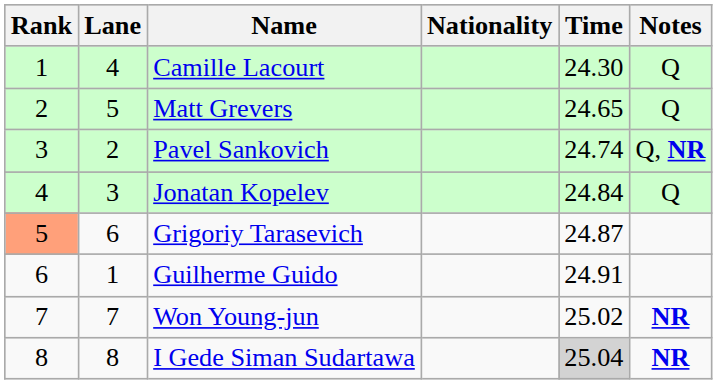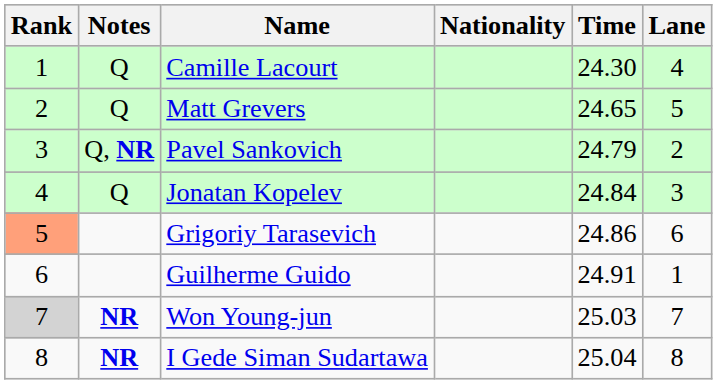columns swapped: (113, 25) <-> (670, 25)
(594, 150) 24.74 -> (607, 150) 24.79
(594, 233) 24.87 -> (607, 233) 24.86
(41, 316) no background -> (41, 316) lightgrey background
(594, 316) 25.02 -> (607, 316) 25.03
(594, 358) lightgrey background -> (607, 358) no background
